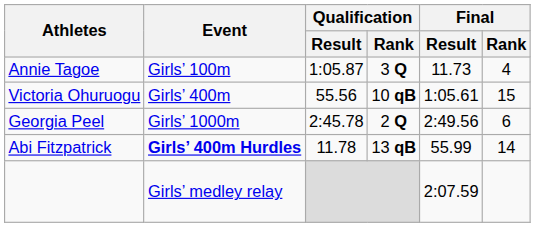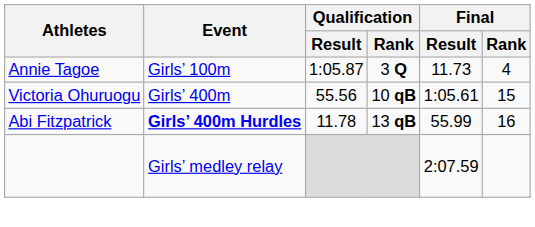- row: (56, 122)
(506, 148) 14 -> (506, 122) 16
